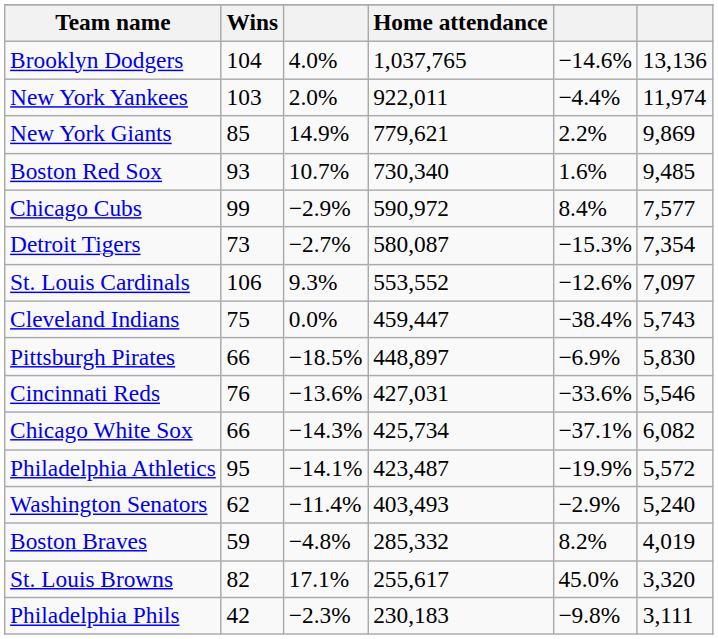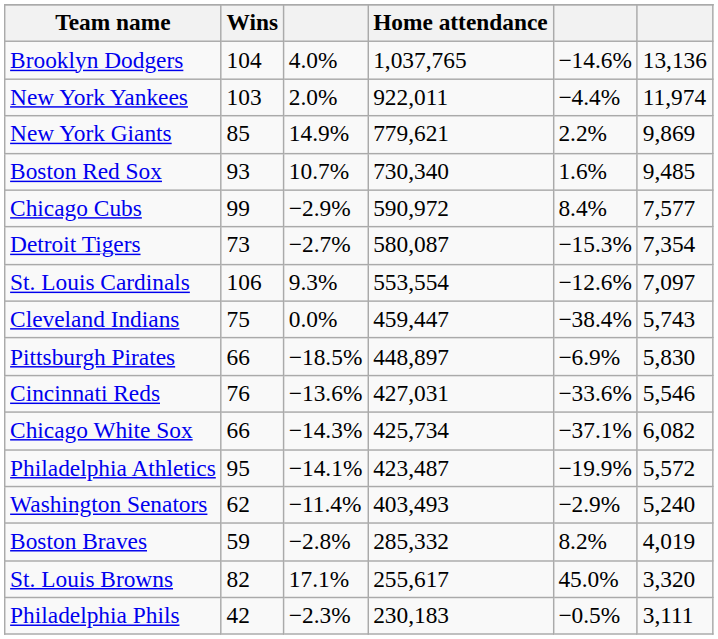(411, 282) 553,552 -> (411, 282) 553,554
(320, 541) −4.8% -> (320, 541) −2.8%
(589, 615) −9.8% -> (589, 615) −0.5%
